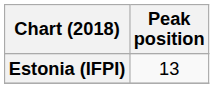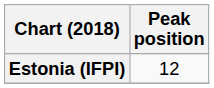(169, 68) 13 -> (169, 68) 12
